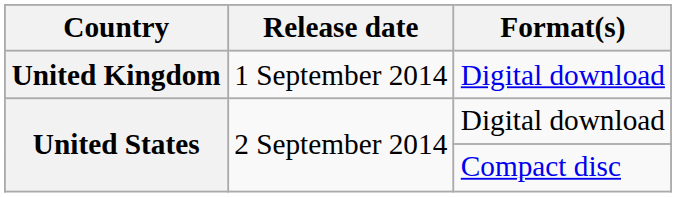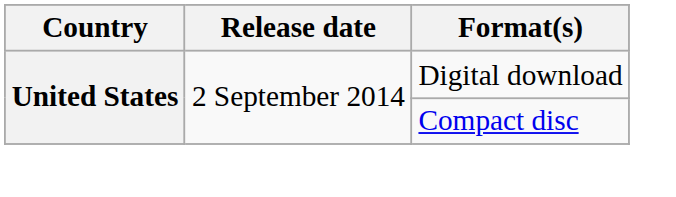- row: (116, 74)
